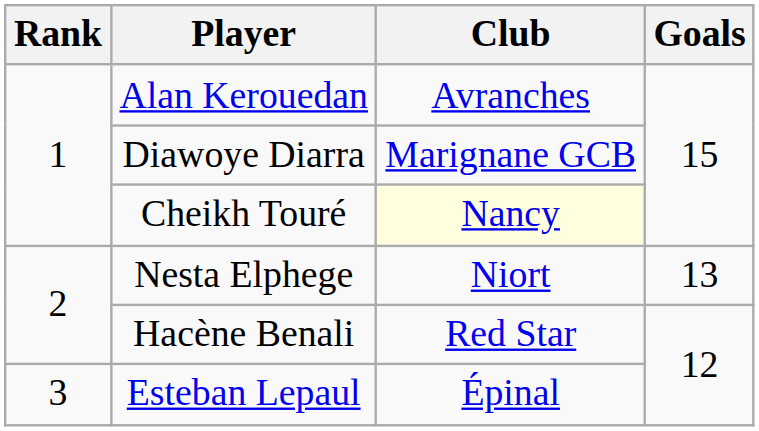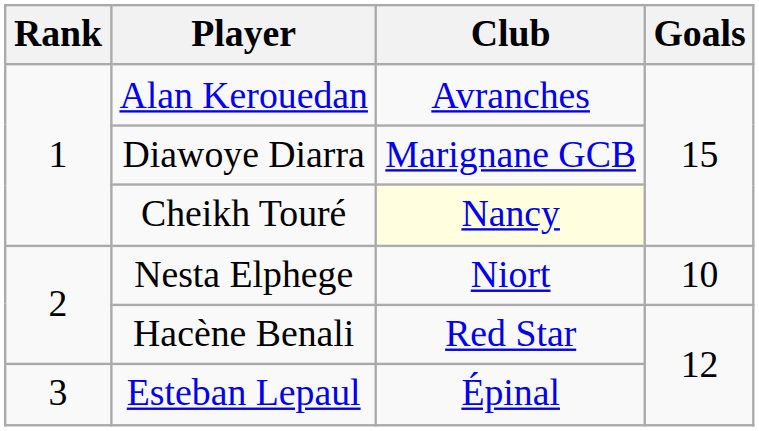(700, 273) 13 -> (700, 273) 10
